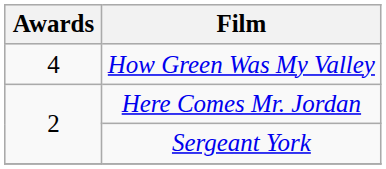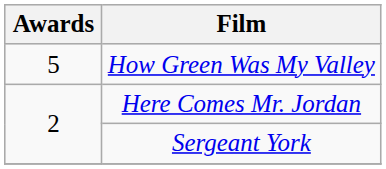(53, 63) 4 -> (53, 63) 5
